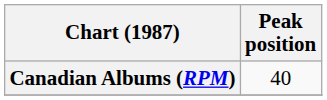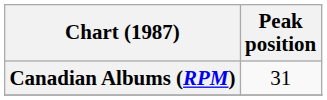(281, 77) 40 -> (281, 77) 31
